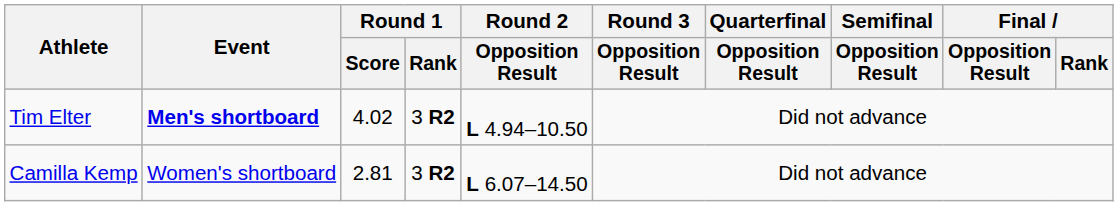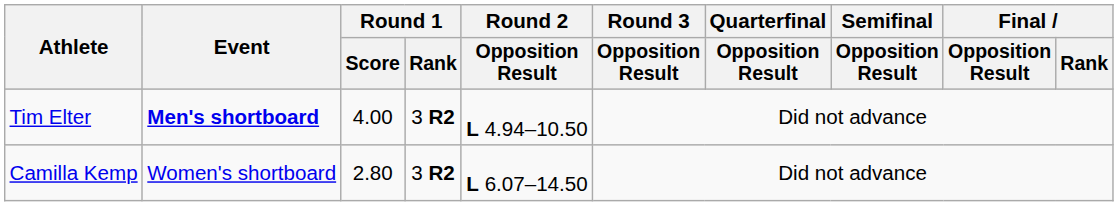(373, 117) 4.02 -> (373, 117) 4.00
(373, 173) 2.81 -> (373, 173) 2.80
